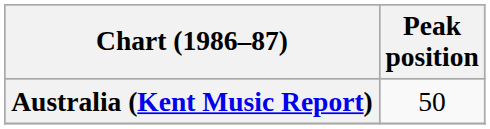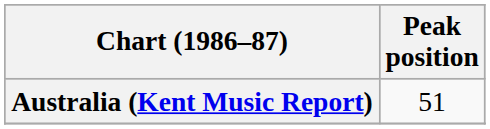(432, 100) 50 -> (432, 100) 51
